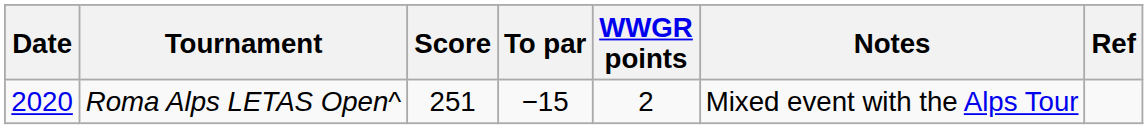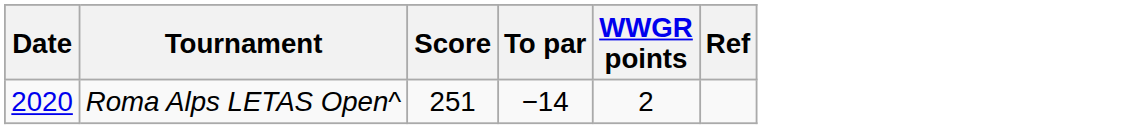- column: (892, 42)
(545, 102) −15 -> (545, 102) −14
